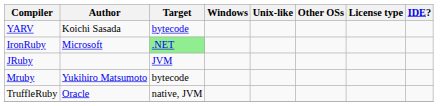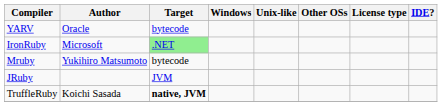(91, 28) Koichi Sasada -> (76, 28) Oracle
rows swapped: (20, 61) <-> (21, 77)
(76, 93) Oracle -> (91, 93) Koichi Sasada
(177, 93) normal -> (179, 93) bold
